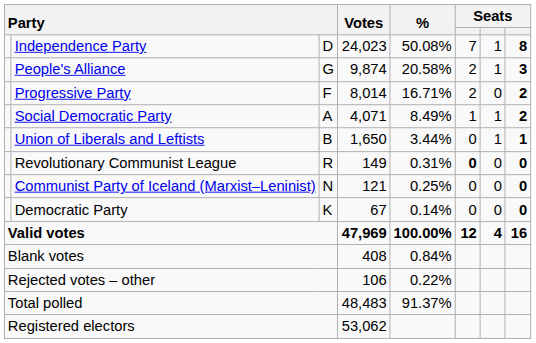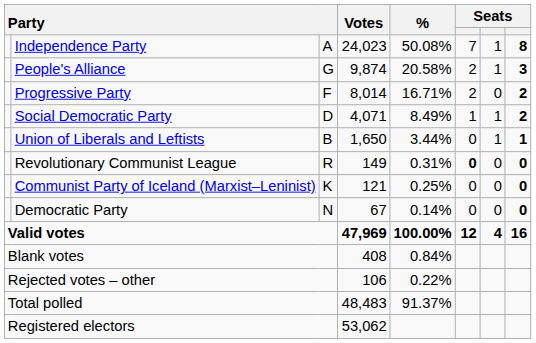(328, 46) D -> (327, 46) A
(327, 116) A -> (328, 116) D
(328, 186) N -> (327, 186) K
(327, 209) K -> (328, 209) N
